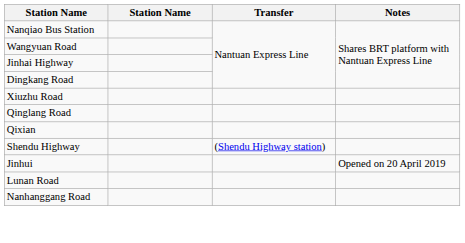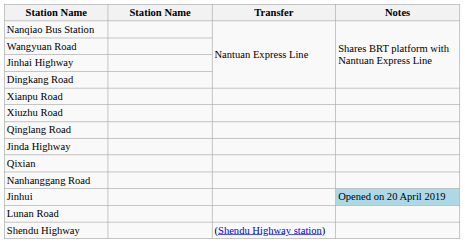+ row: (35, 96)
+ row: (39, 146)
rows swapped: (49, 197) <-> (43, 146)
(392, 163) no background -> (392, 197) lightblue background
